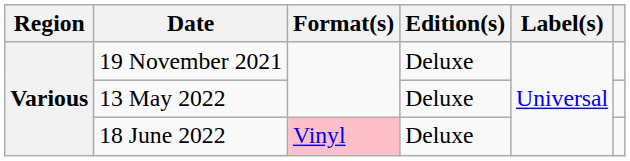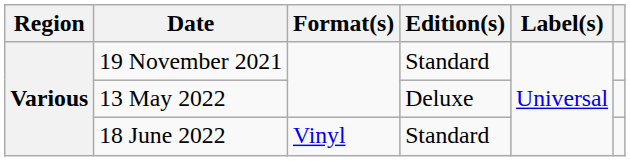(439, 60) Deluxe -> (447, 60) Standard
(319, 135) pink background -> (319, 135) no background
(439, 135) Deluxe -> (447, 135) Standard
